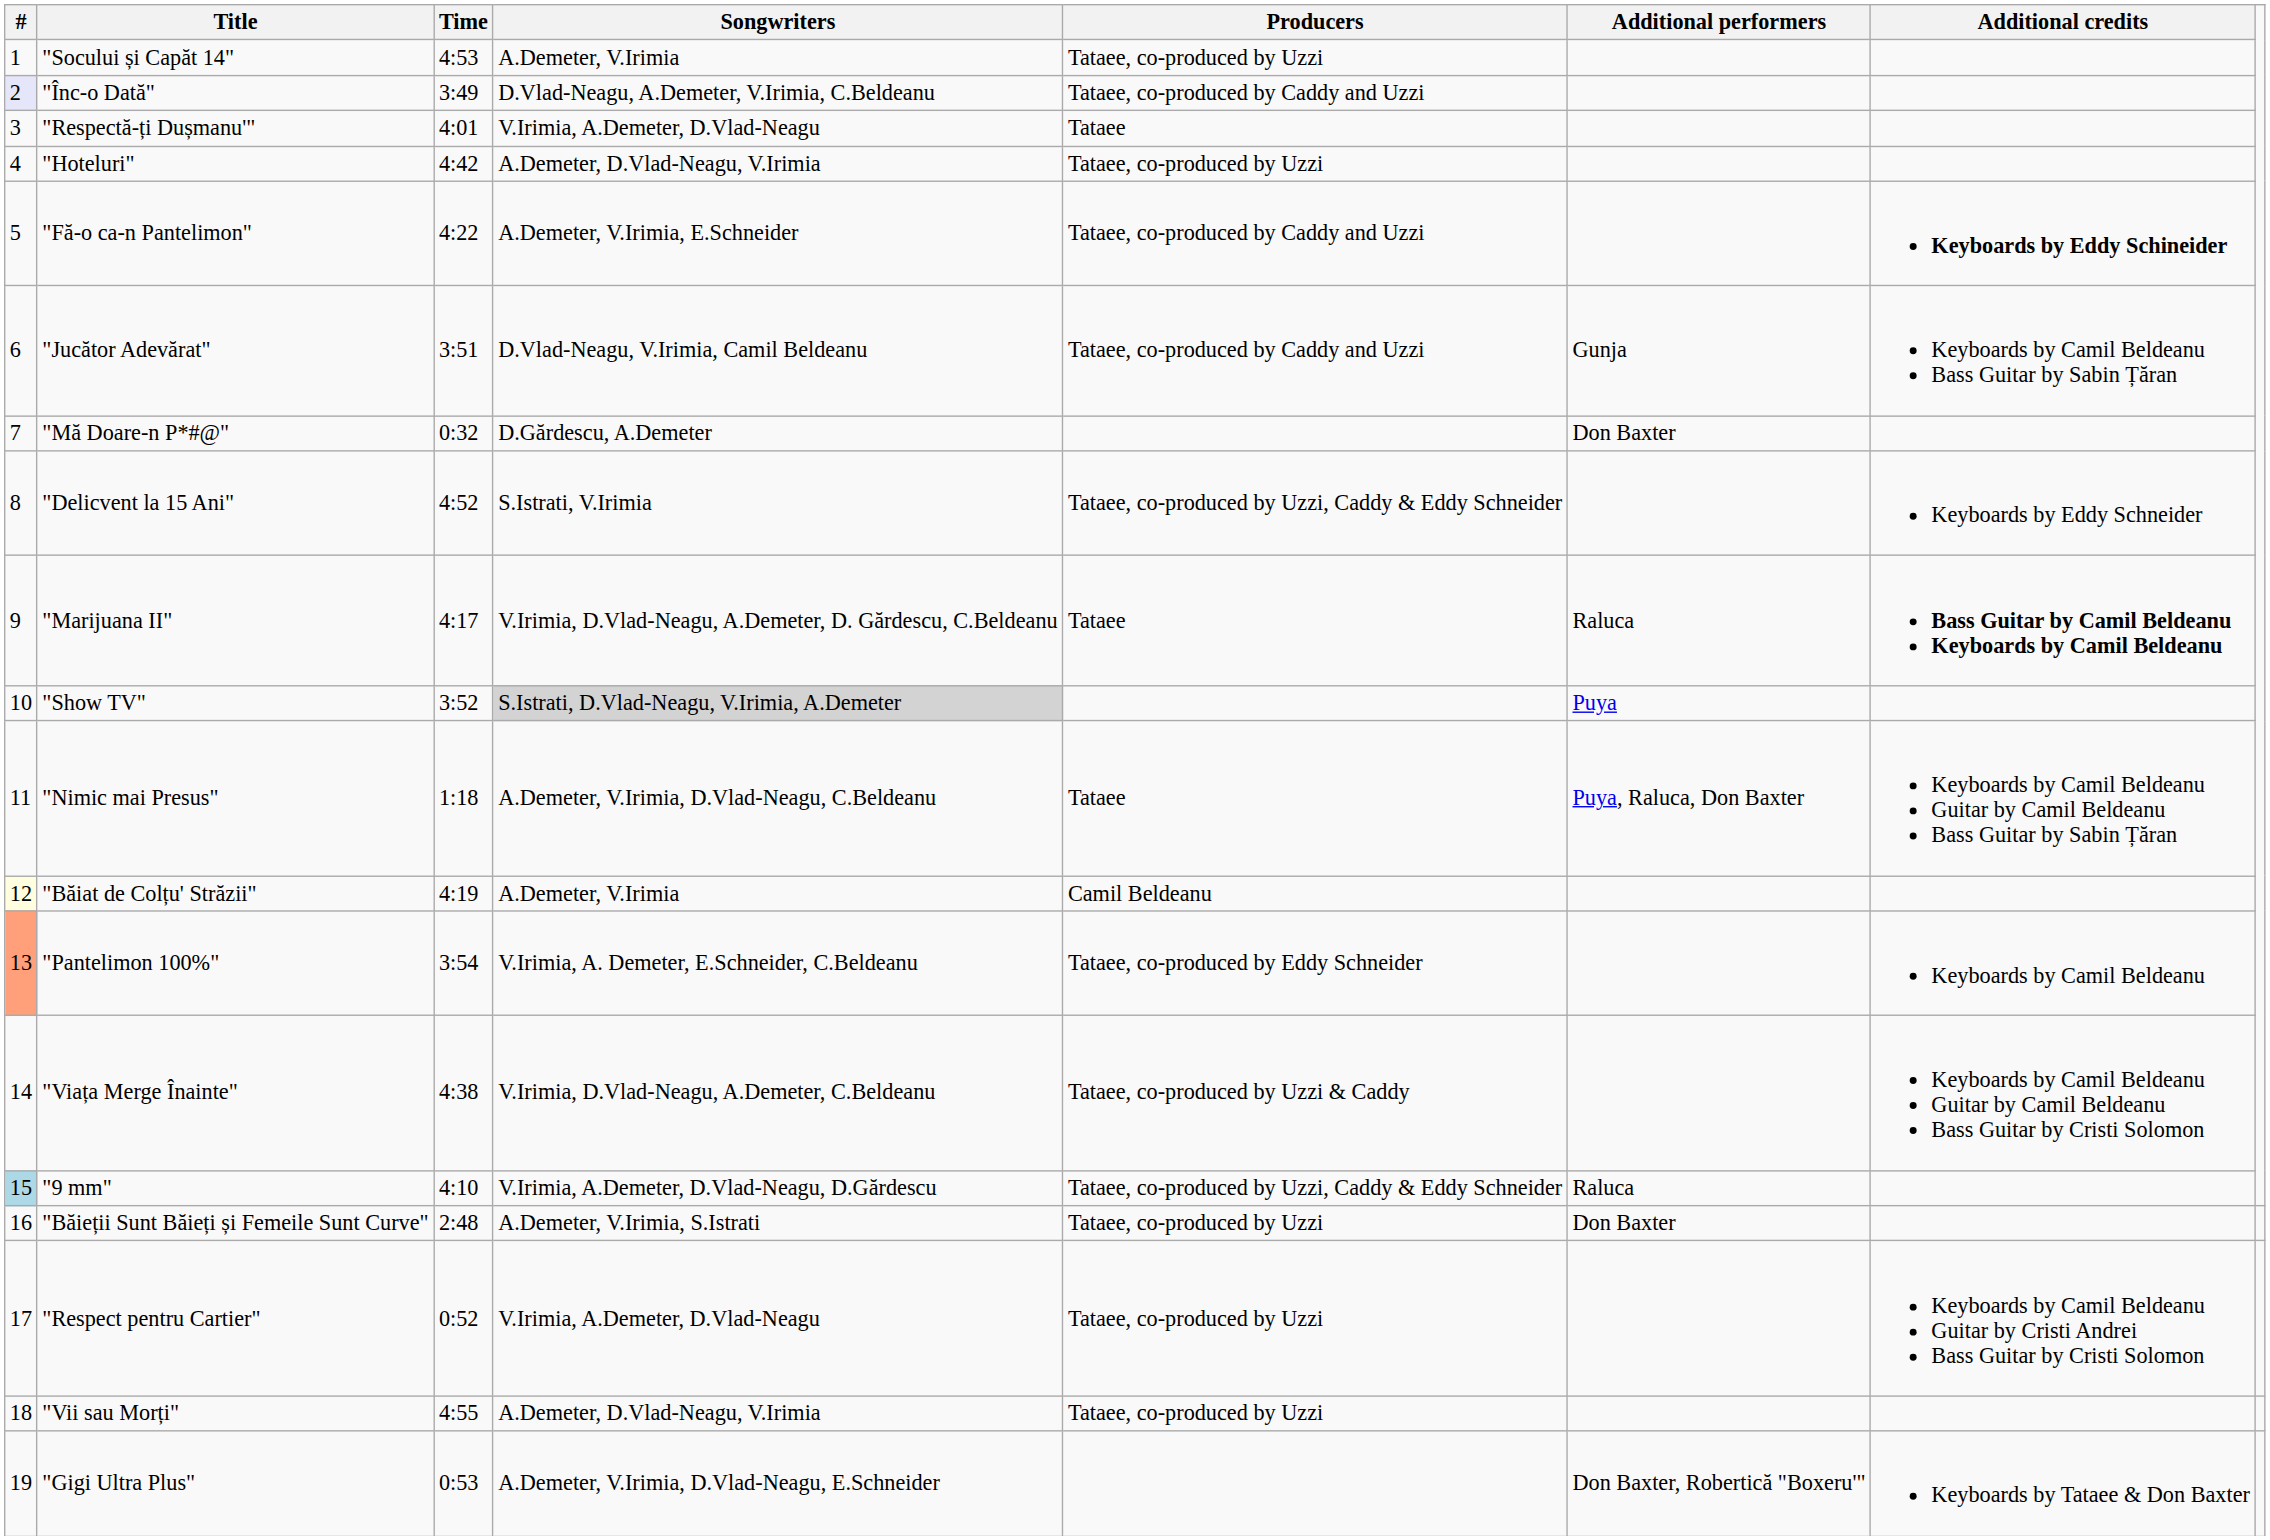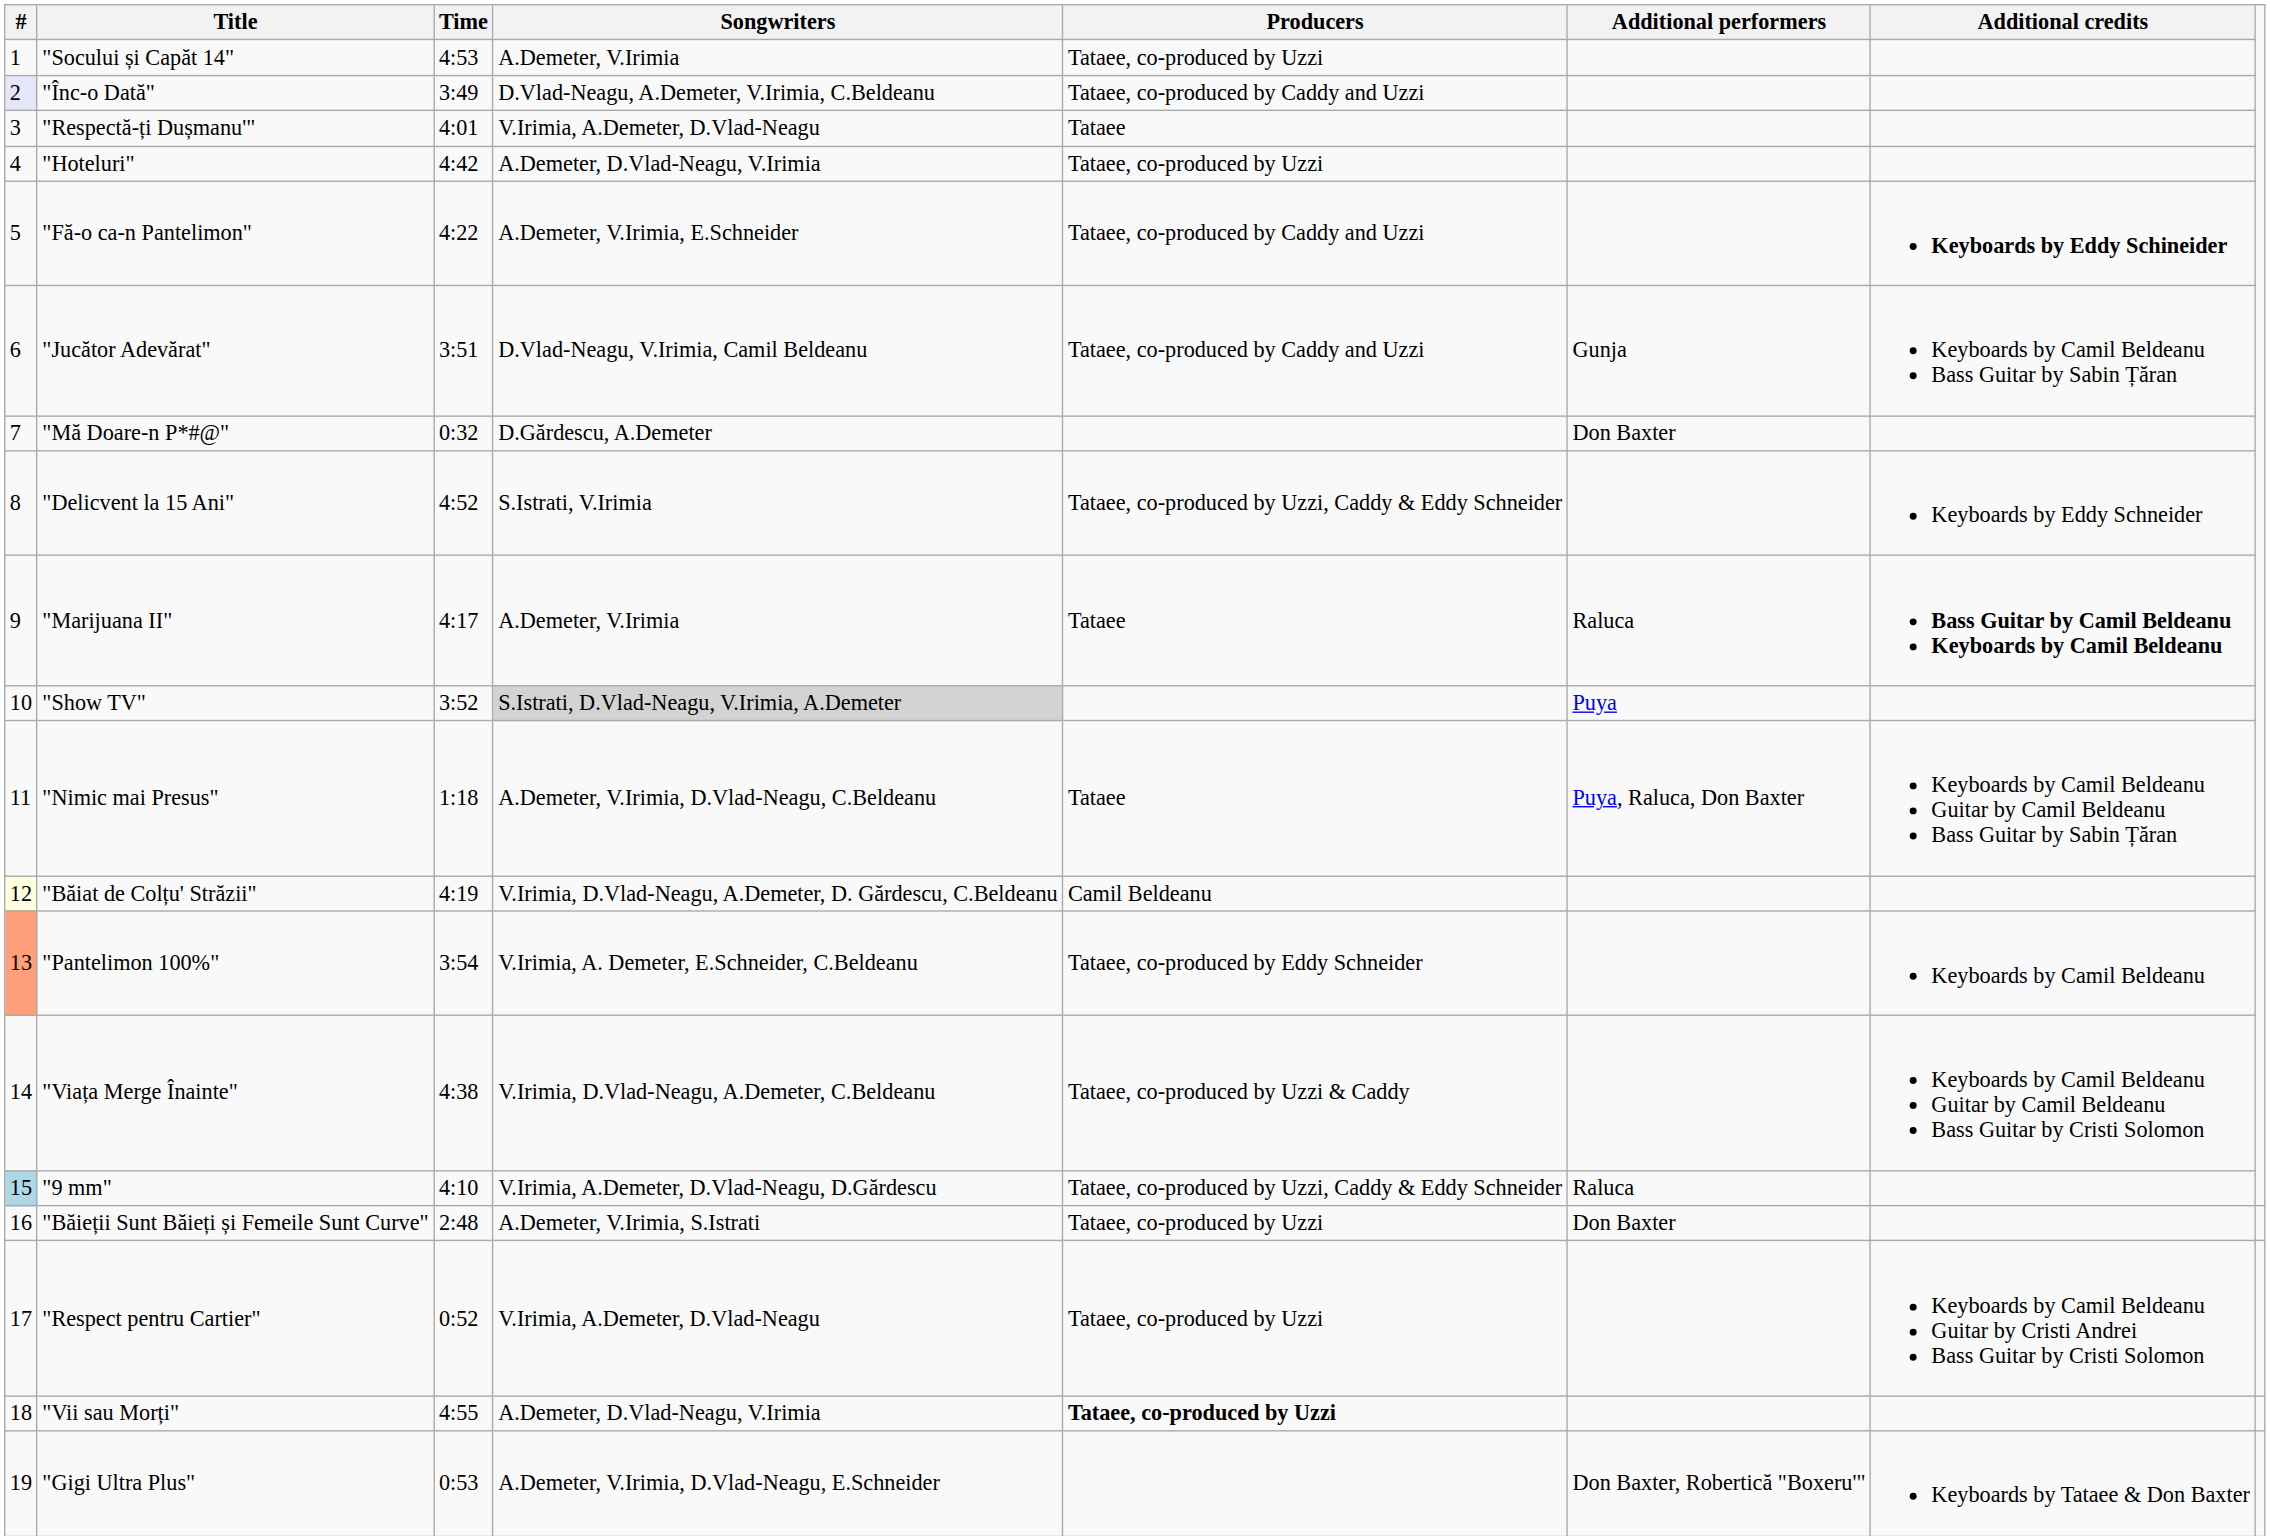(778, 620) V.Irimia, D.Vlad-Neagu, A.Demeter, D. Gărdescu, C.Beldeanu -> (589, 620) A.Demeter, V.Irimia
(589, 892) A.Demeter, V.Irimia -> (778, 892) V.Irimia, D.Vlad-Neagu, A.Demeter, D. Gărdescu, C.Beldeanu
(1196, 1413) normal -> (1202, 1413) bold
